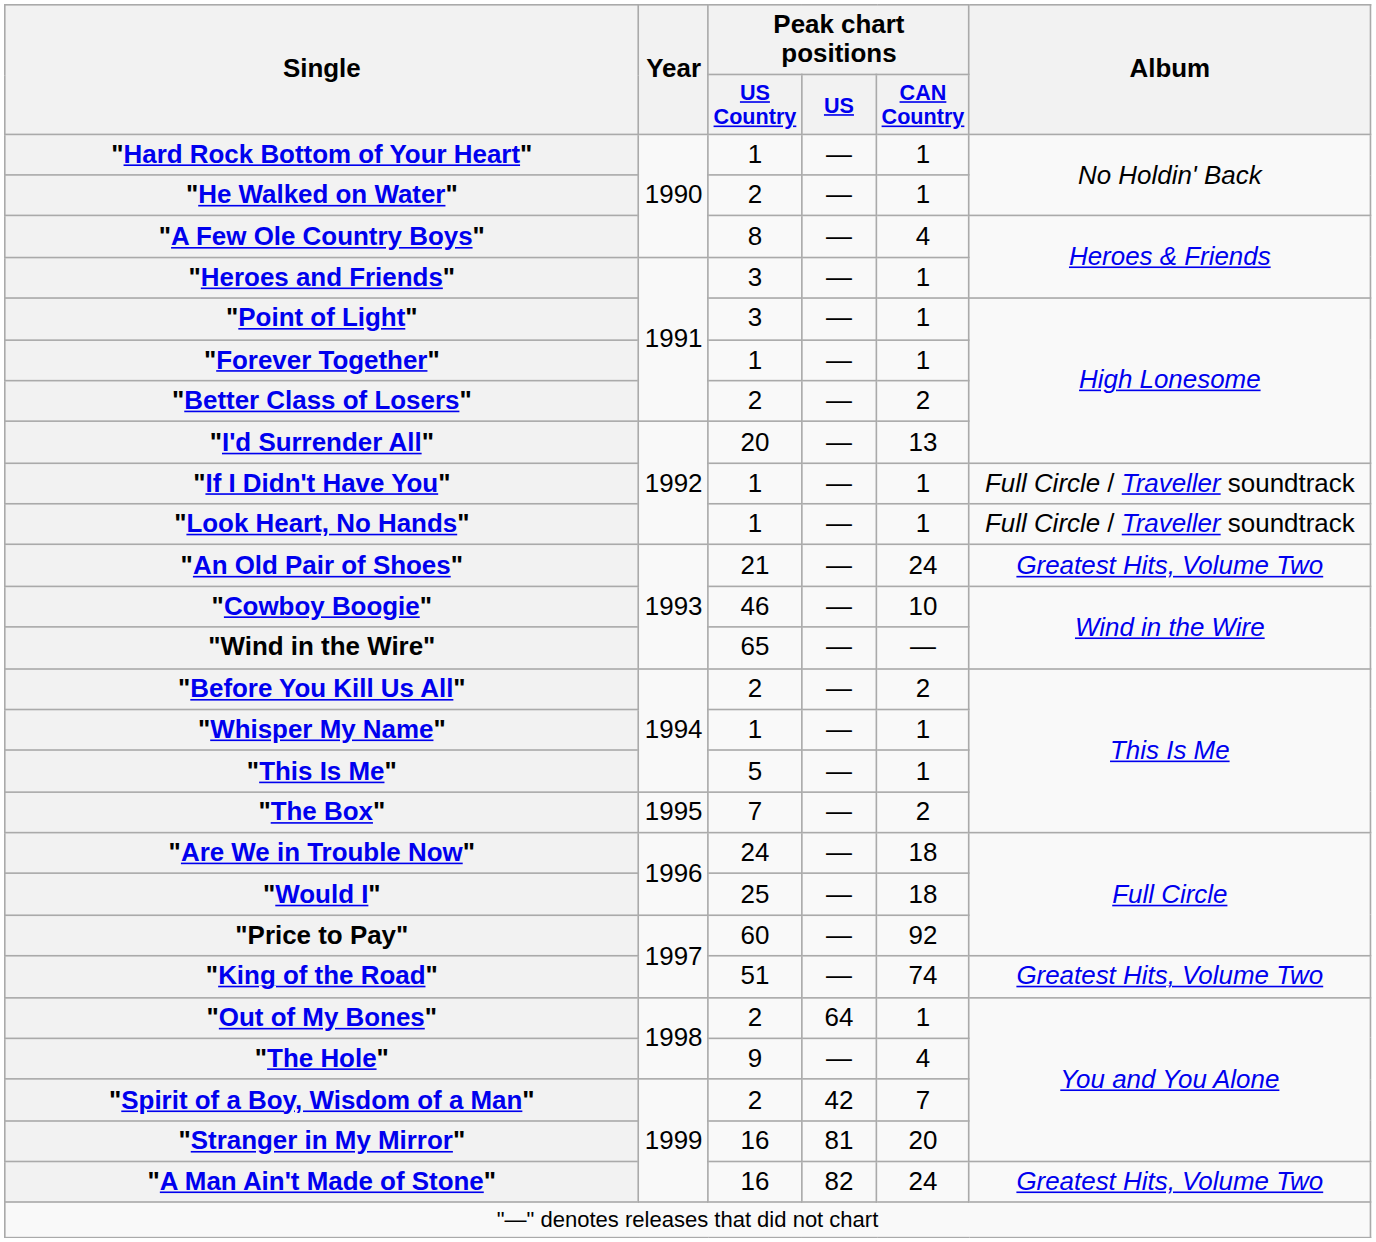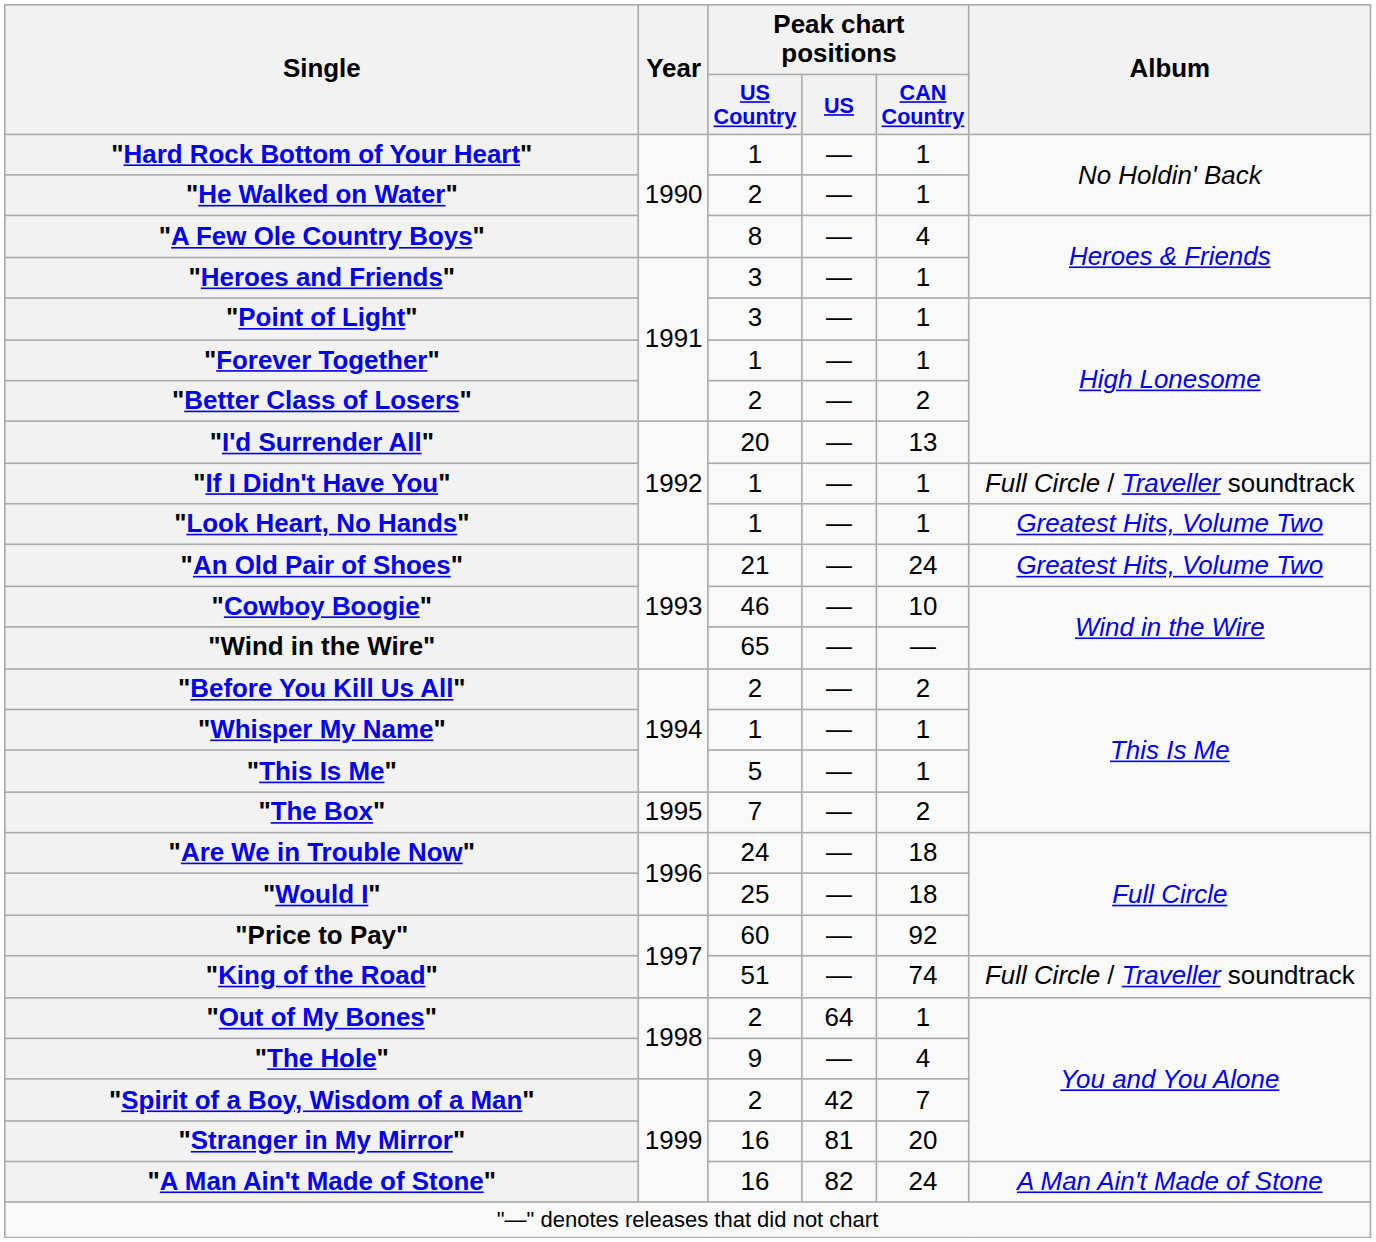(1170, 524) Full Circle / Traveller soundtrack -> (1170, 524) Greatest Hits, Volume Two
(1170, 976) Greatest Hits, Volume Two -> (1170, 976) Full Circle / Traveller soundtrack
(1170, 1181) Greatest Hits, Volume Two -> (1170, 1181) A Man Ain't Made of Stone
